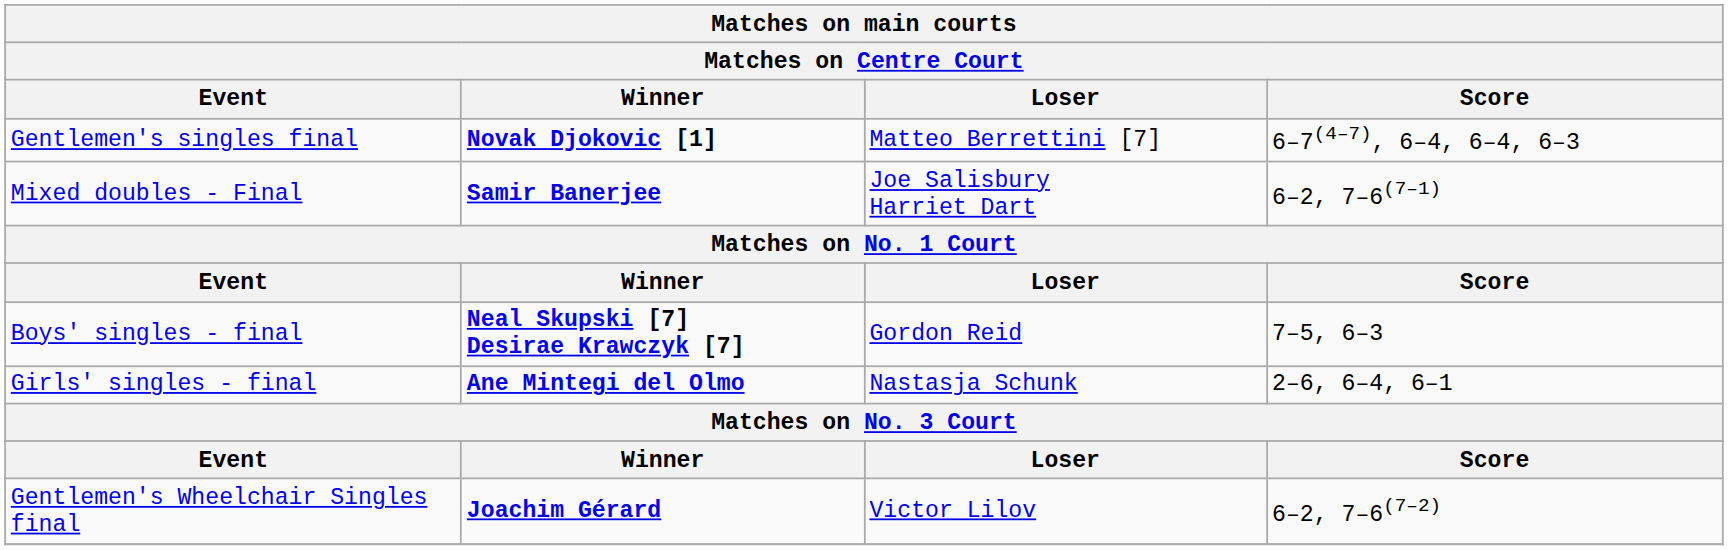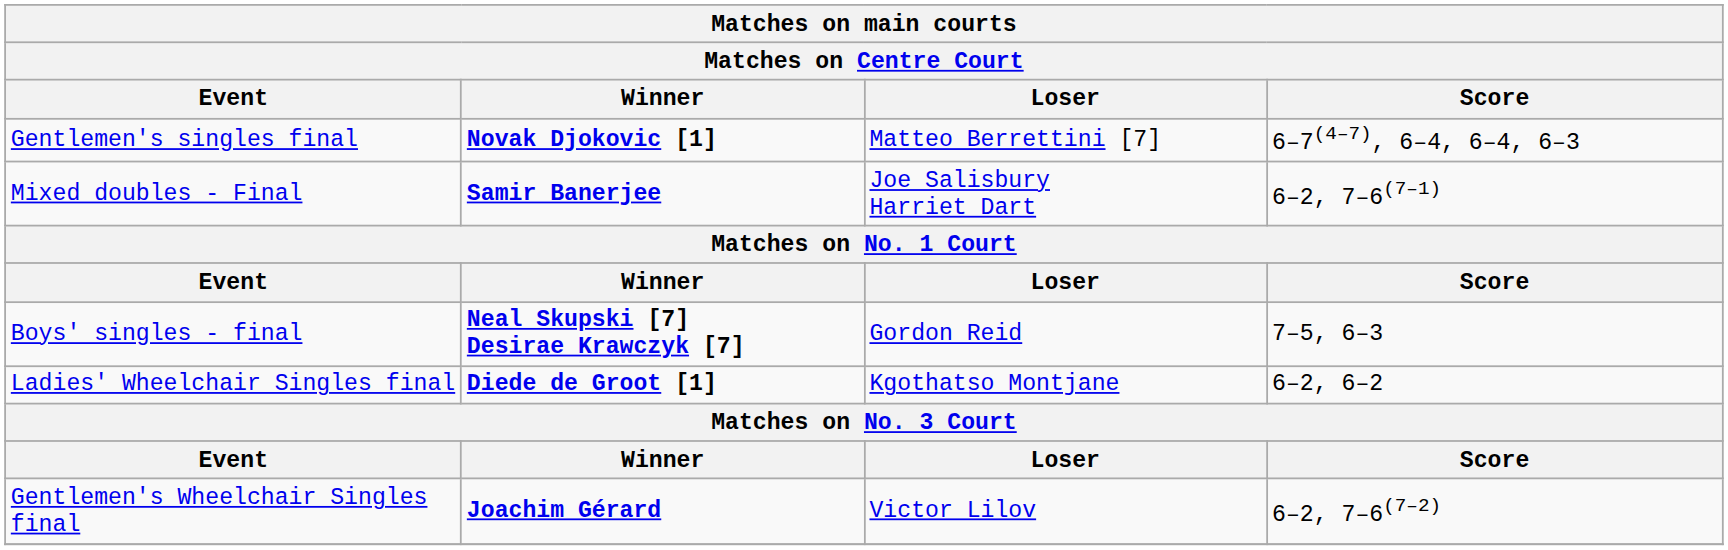- row: (164, 385)
+ row: (233, 385)
